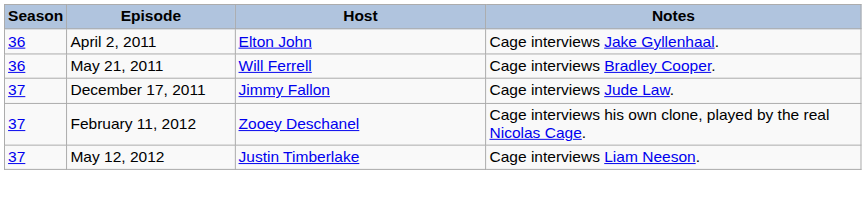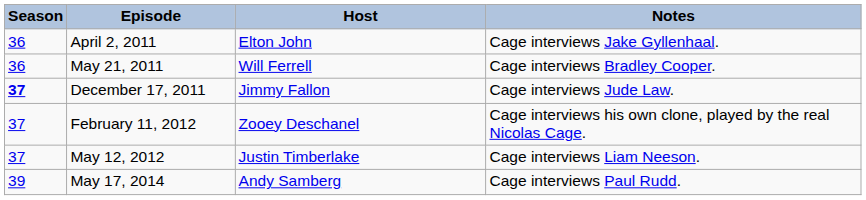(17, 90) normal -> (17, 90) bold
+ row: (117, 181)
